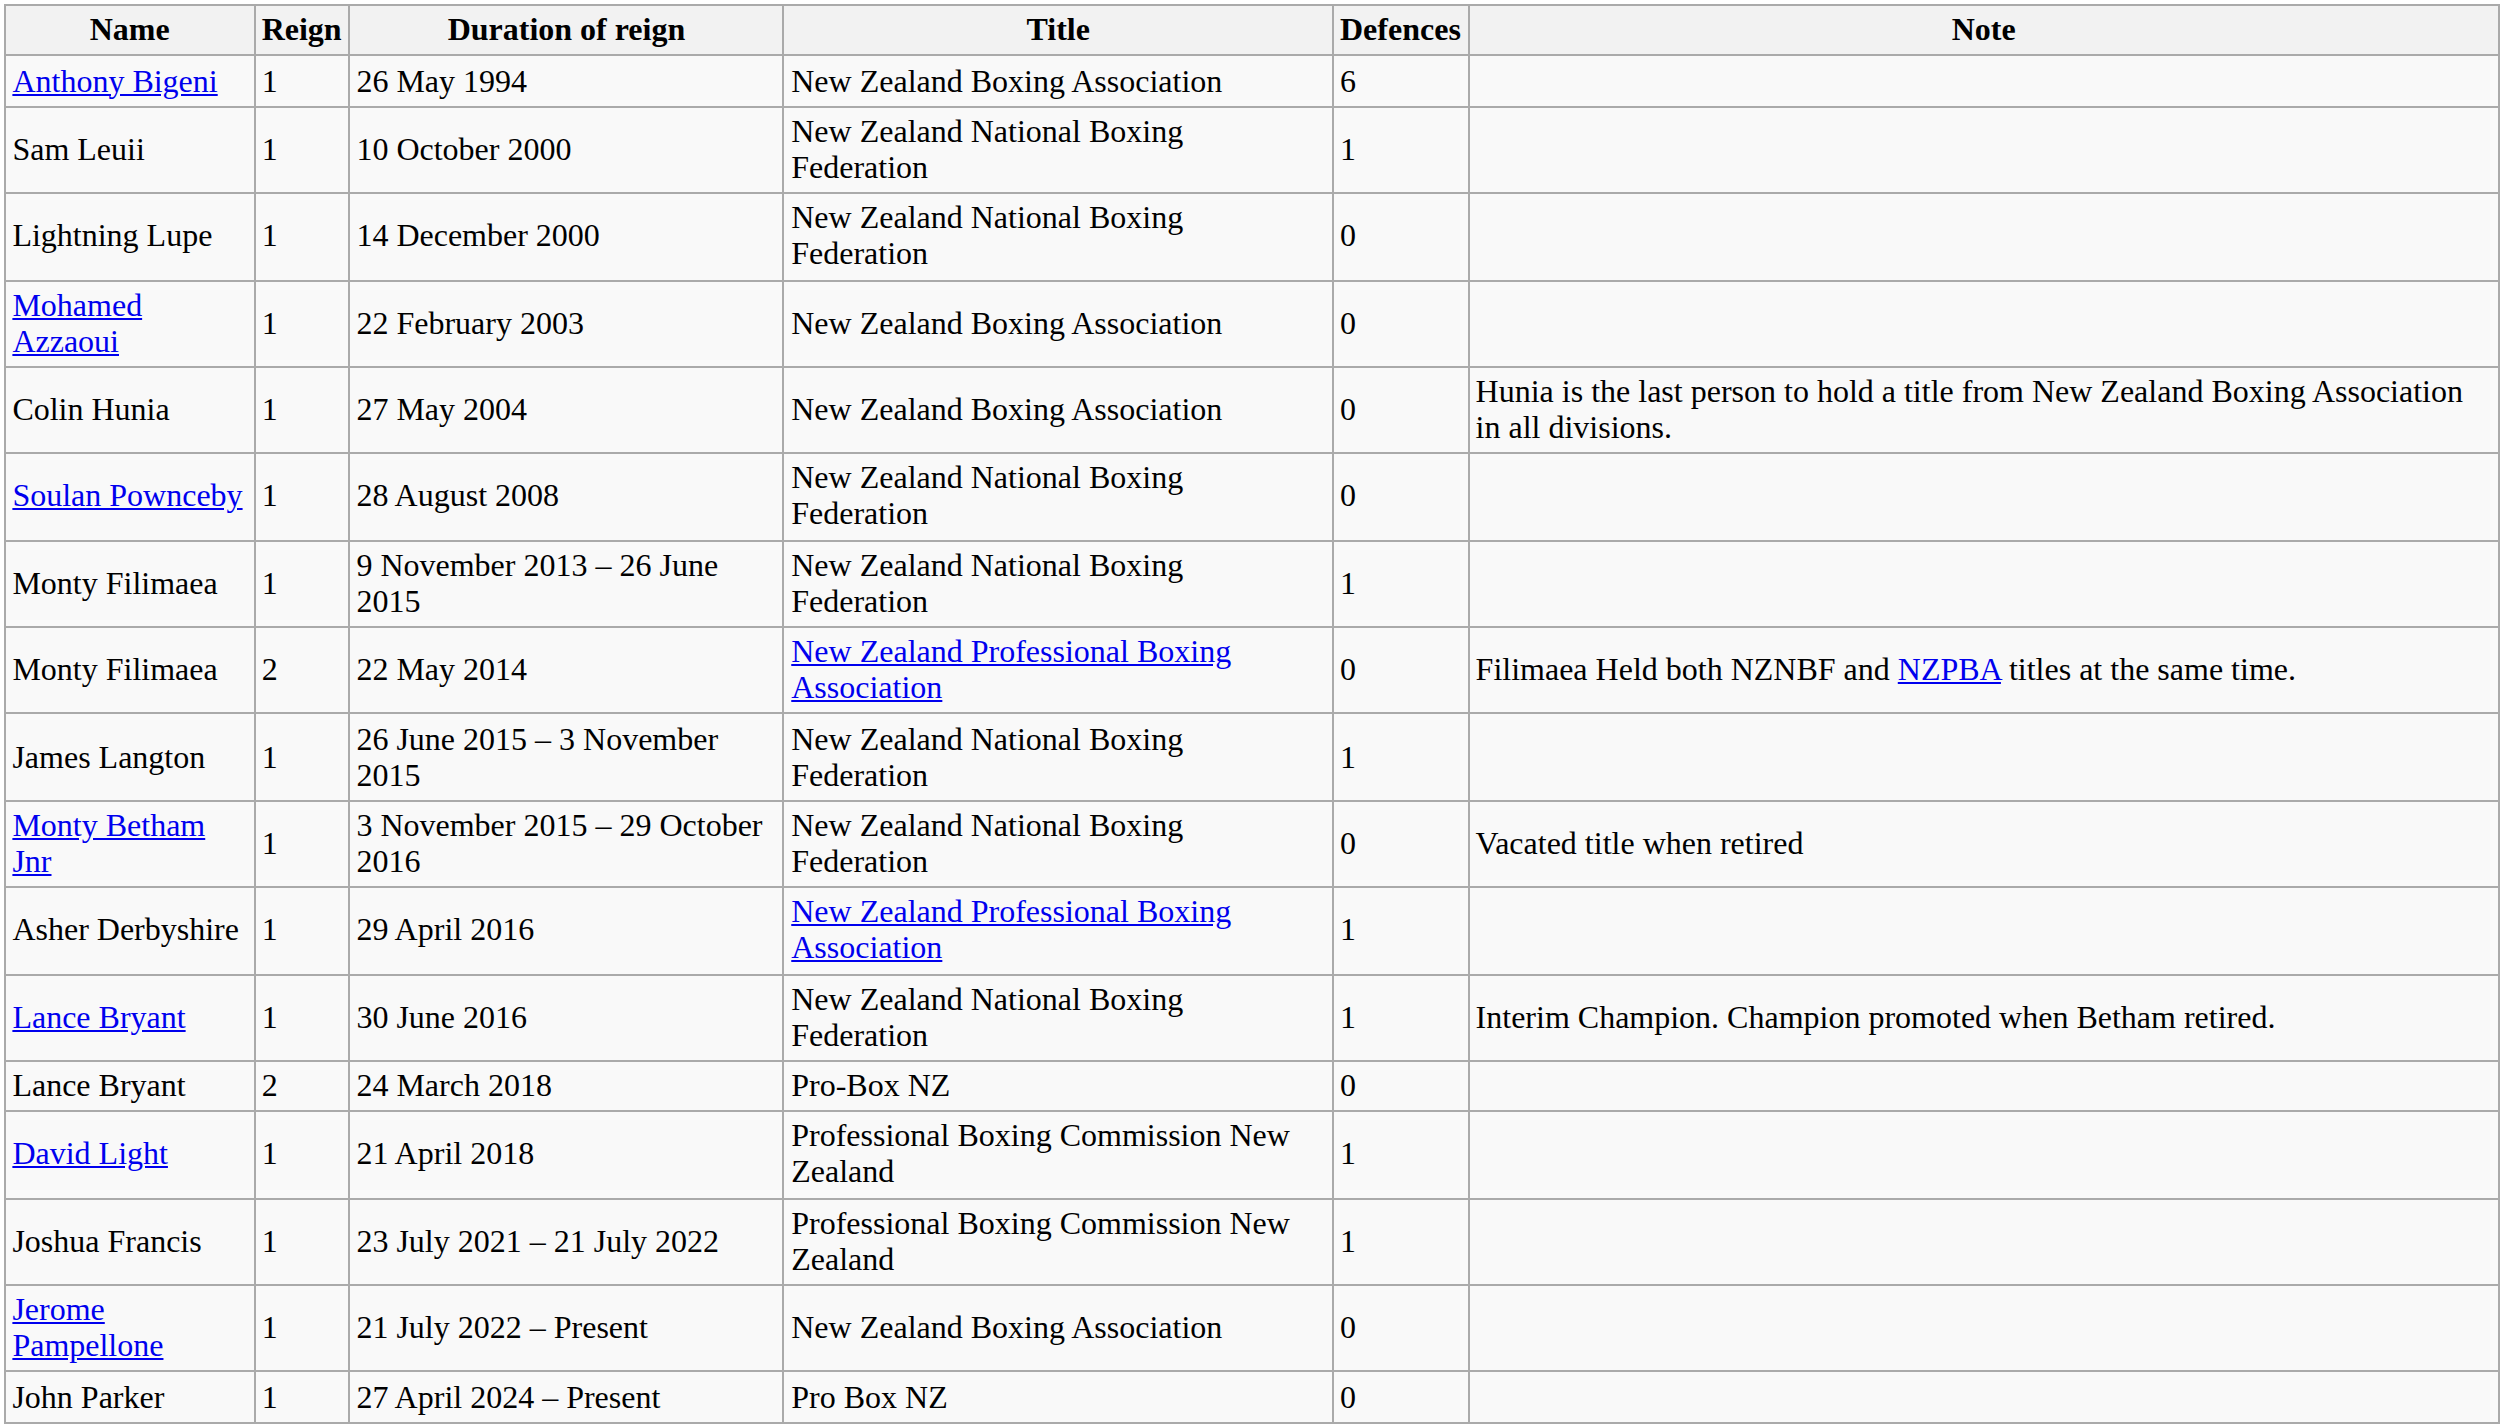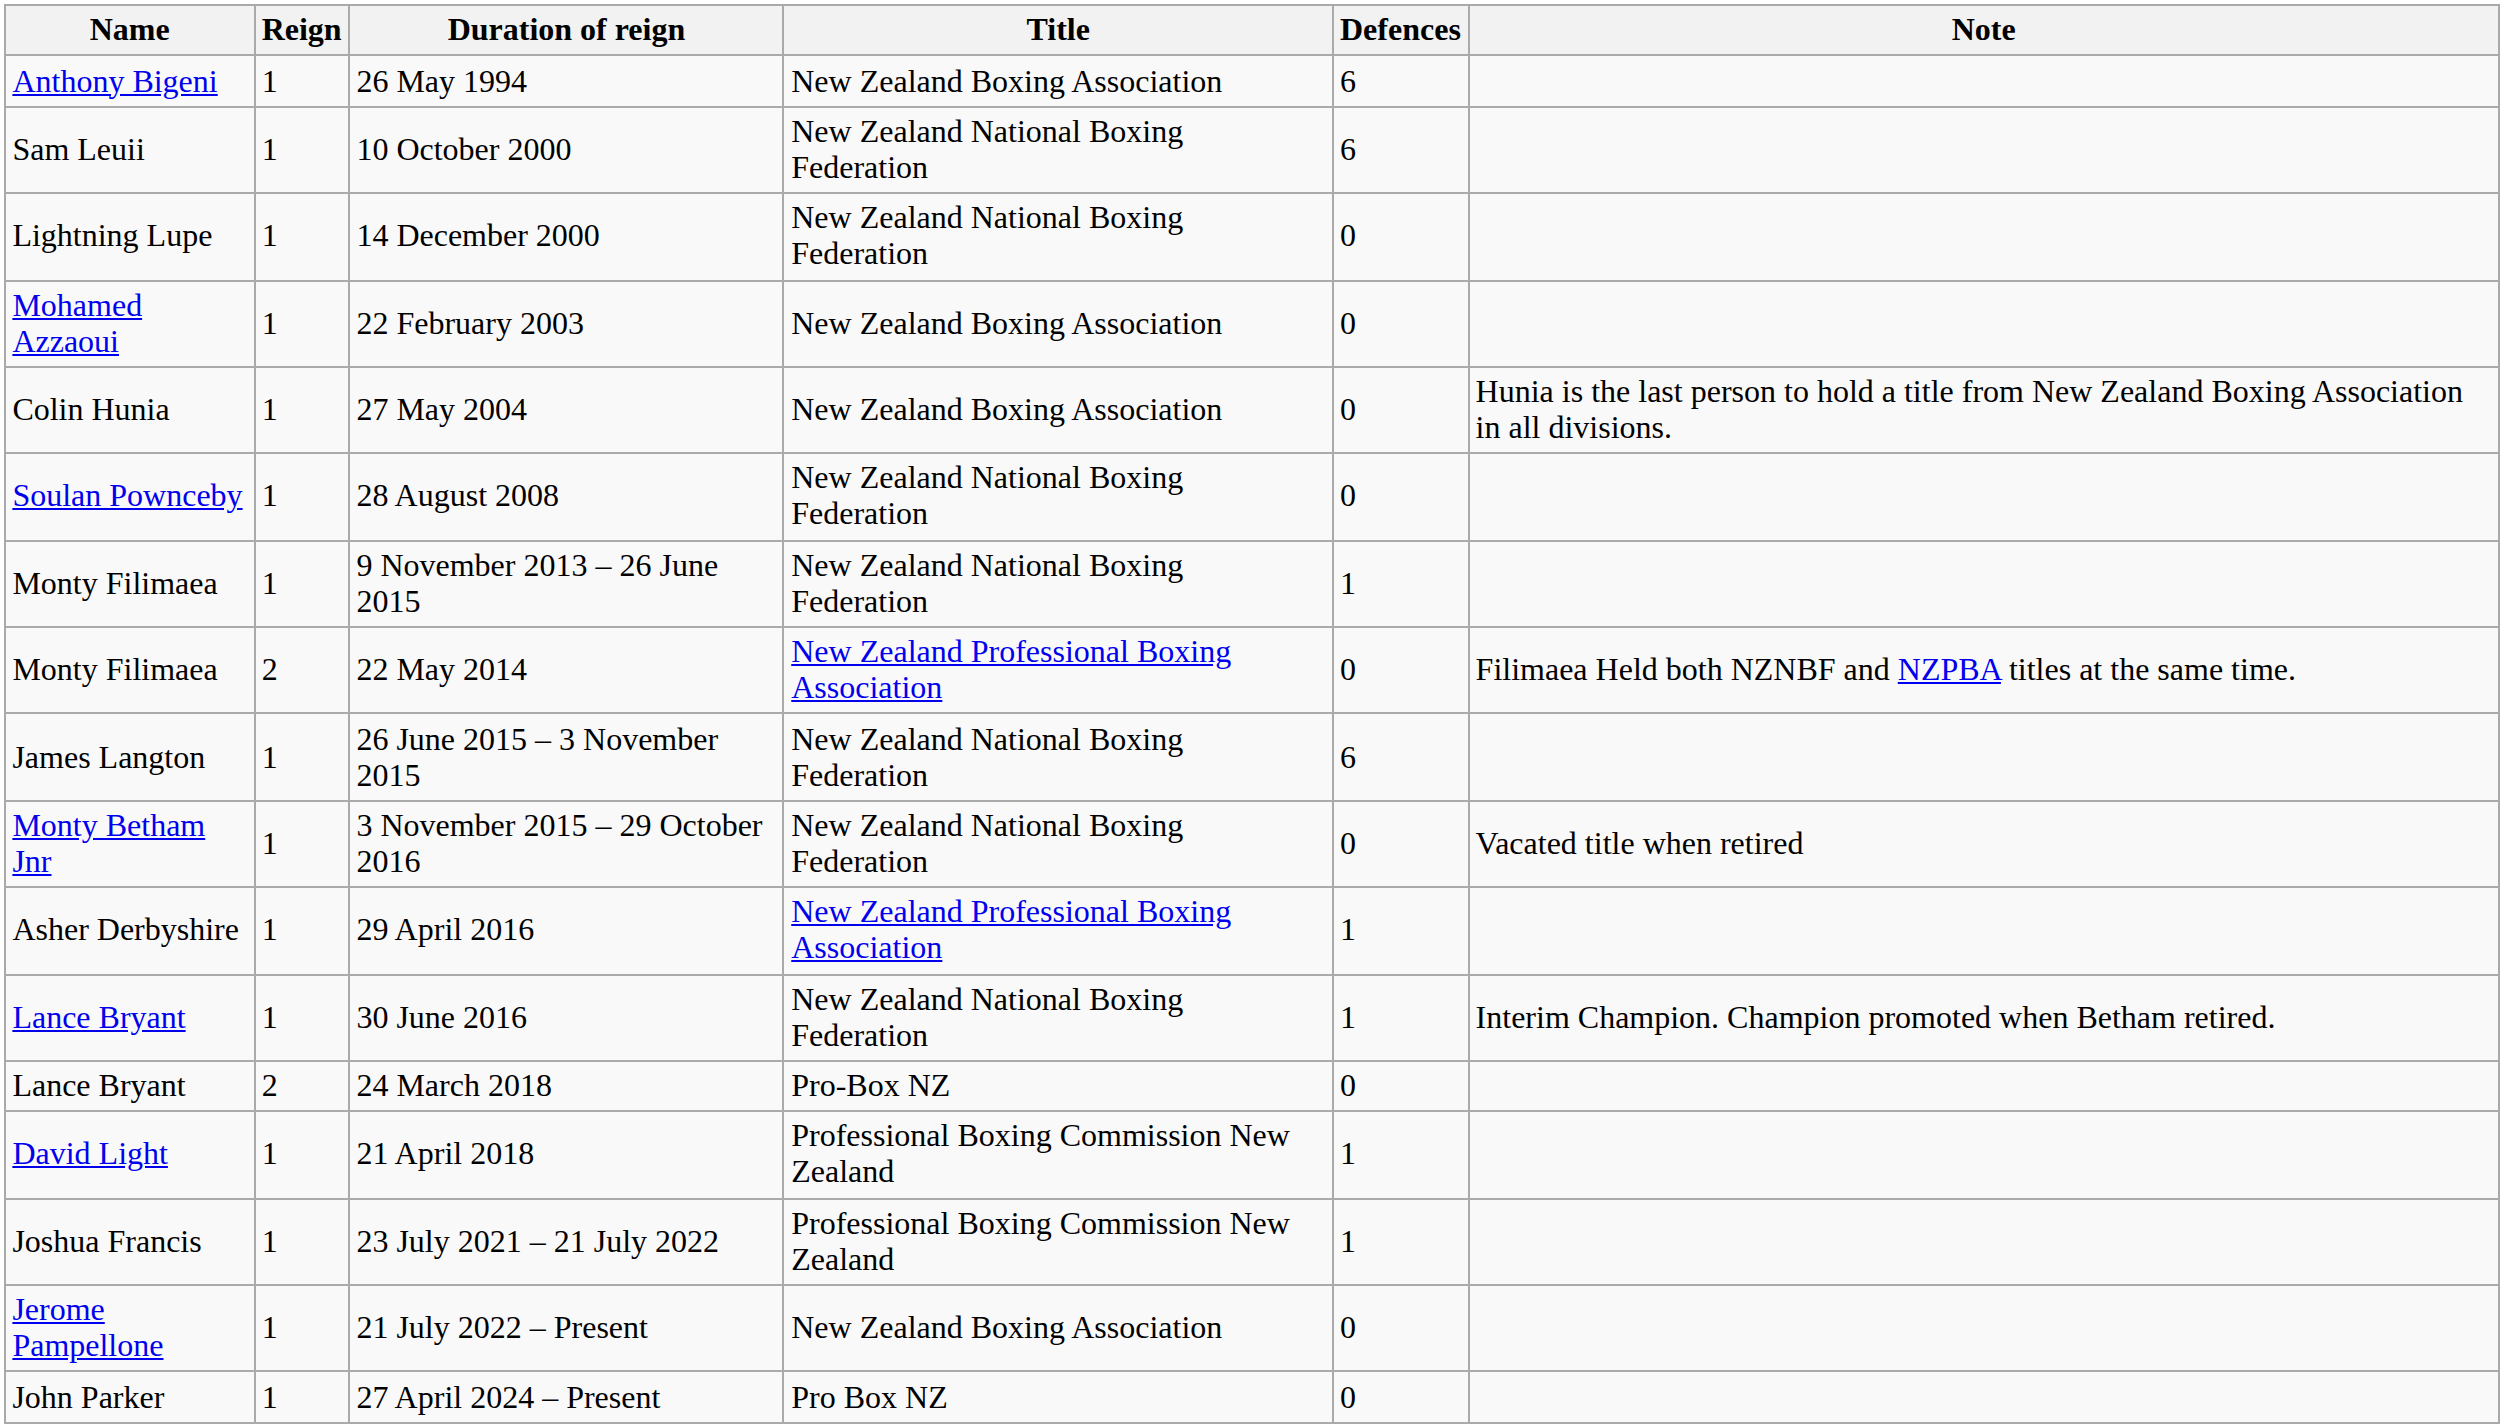(1348, 149) 1 -> (1348, 149) 6
(1348, 756) 1 -> (1348, 756) 6
